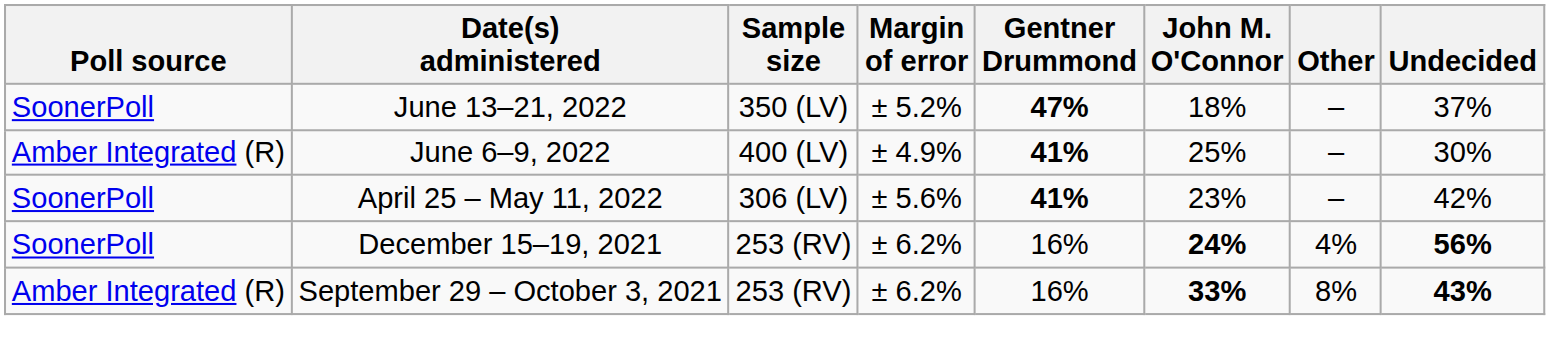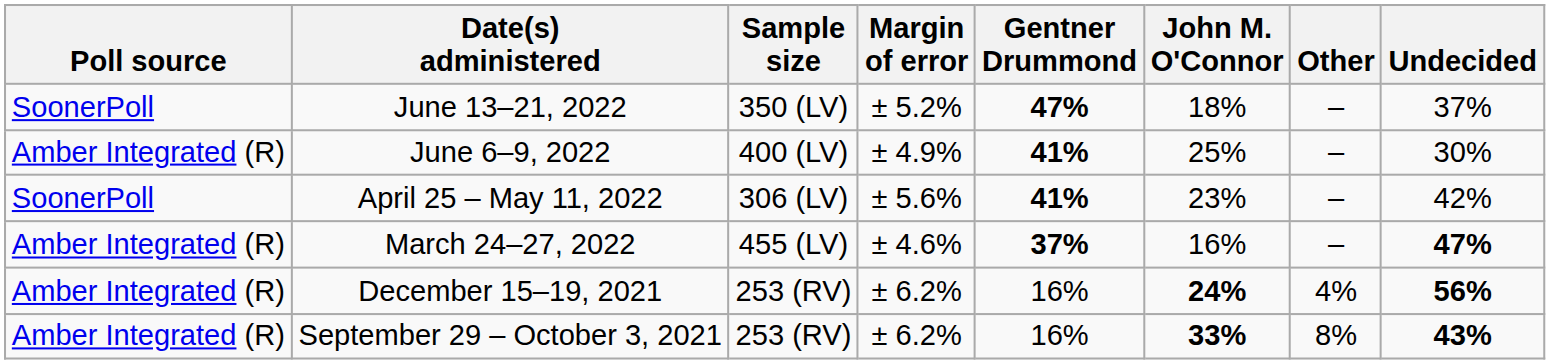+ row: (510, 245)
(83, 245) SoonerPoll -> (148, 290) Amber Integrated (R)
